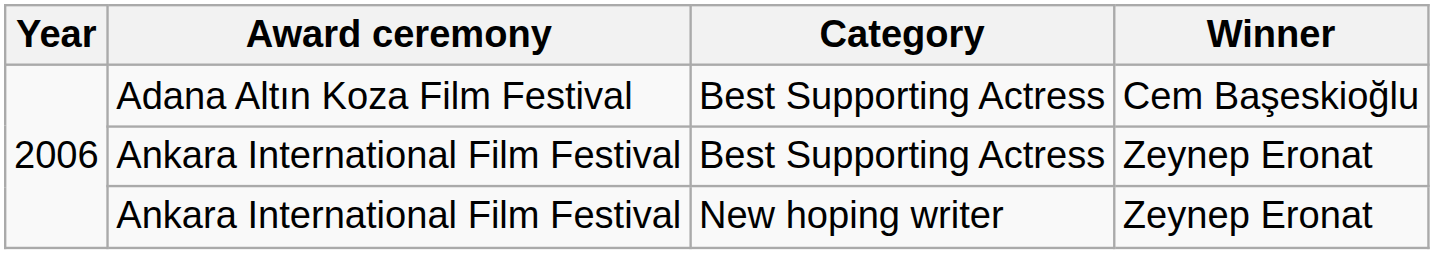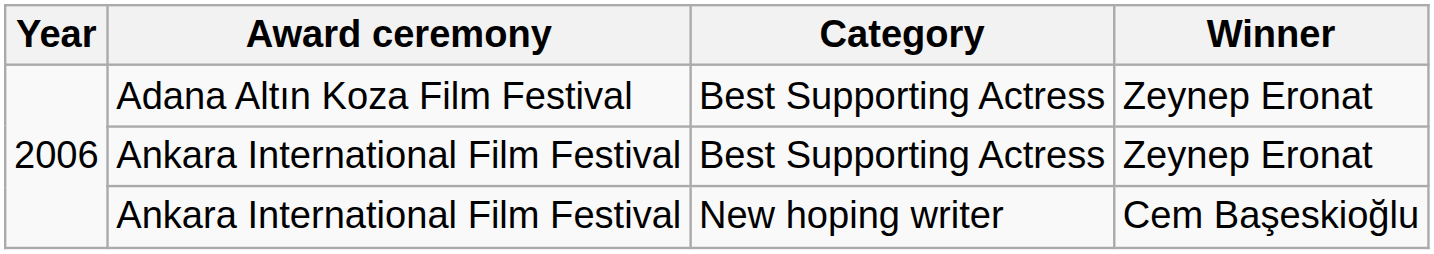(1271, 95) Cem Başeskioğlu -> (1248, 95) Zeynep Eronat
(1248, 215) Zeynep Eronat -> (1271, 215) Cem Başeskioğlu
